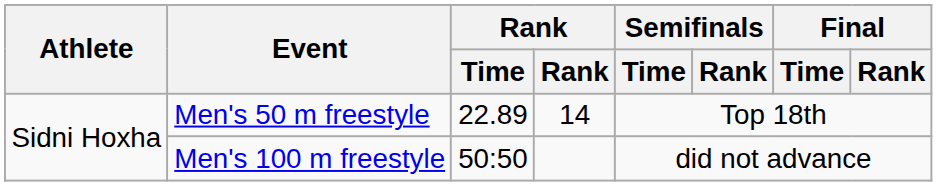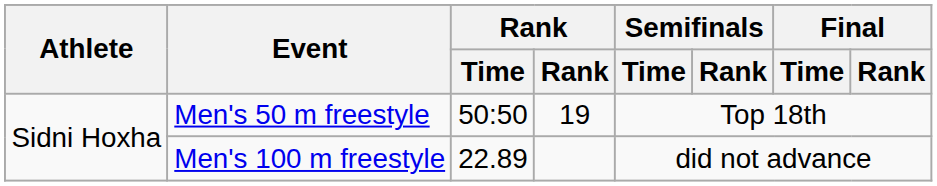(493, 115) 22.89 -> (493, 115) 50:50
(575, 115) 14 -> (575, 115) 19
(493, 159) 50:50 -> (493, 159) 22.89
